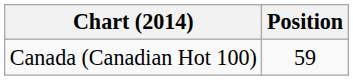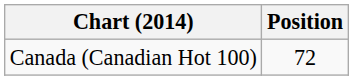(305, 57) 59 -> (305, 57) 72
